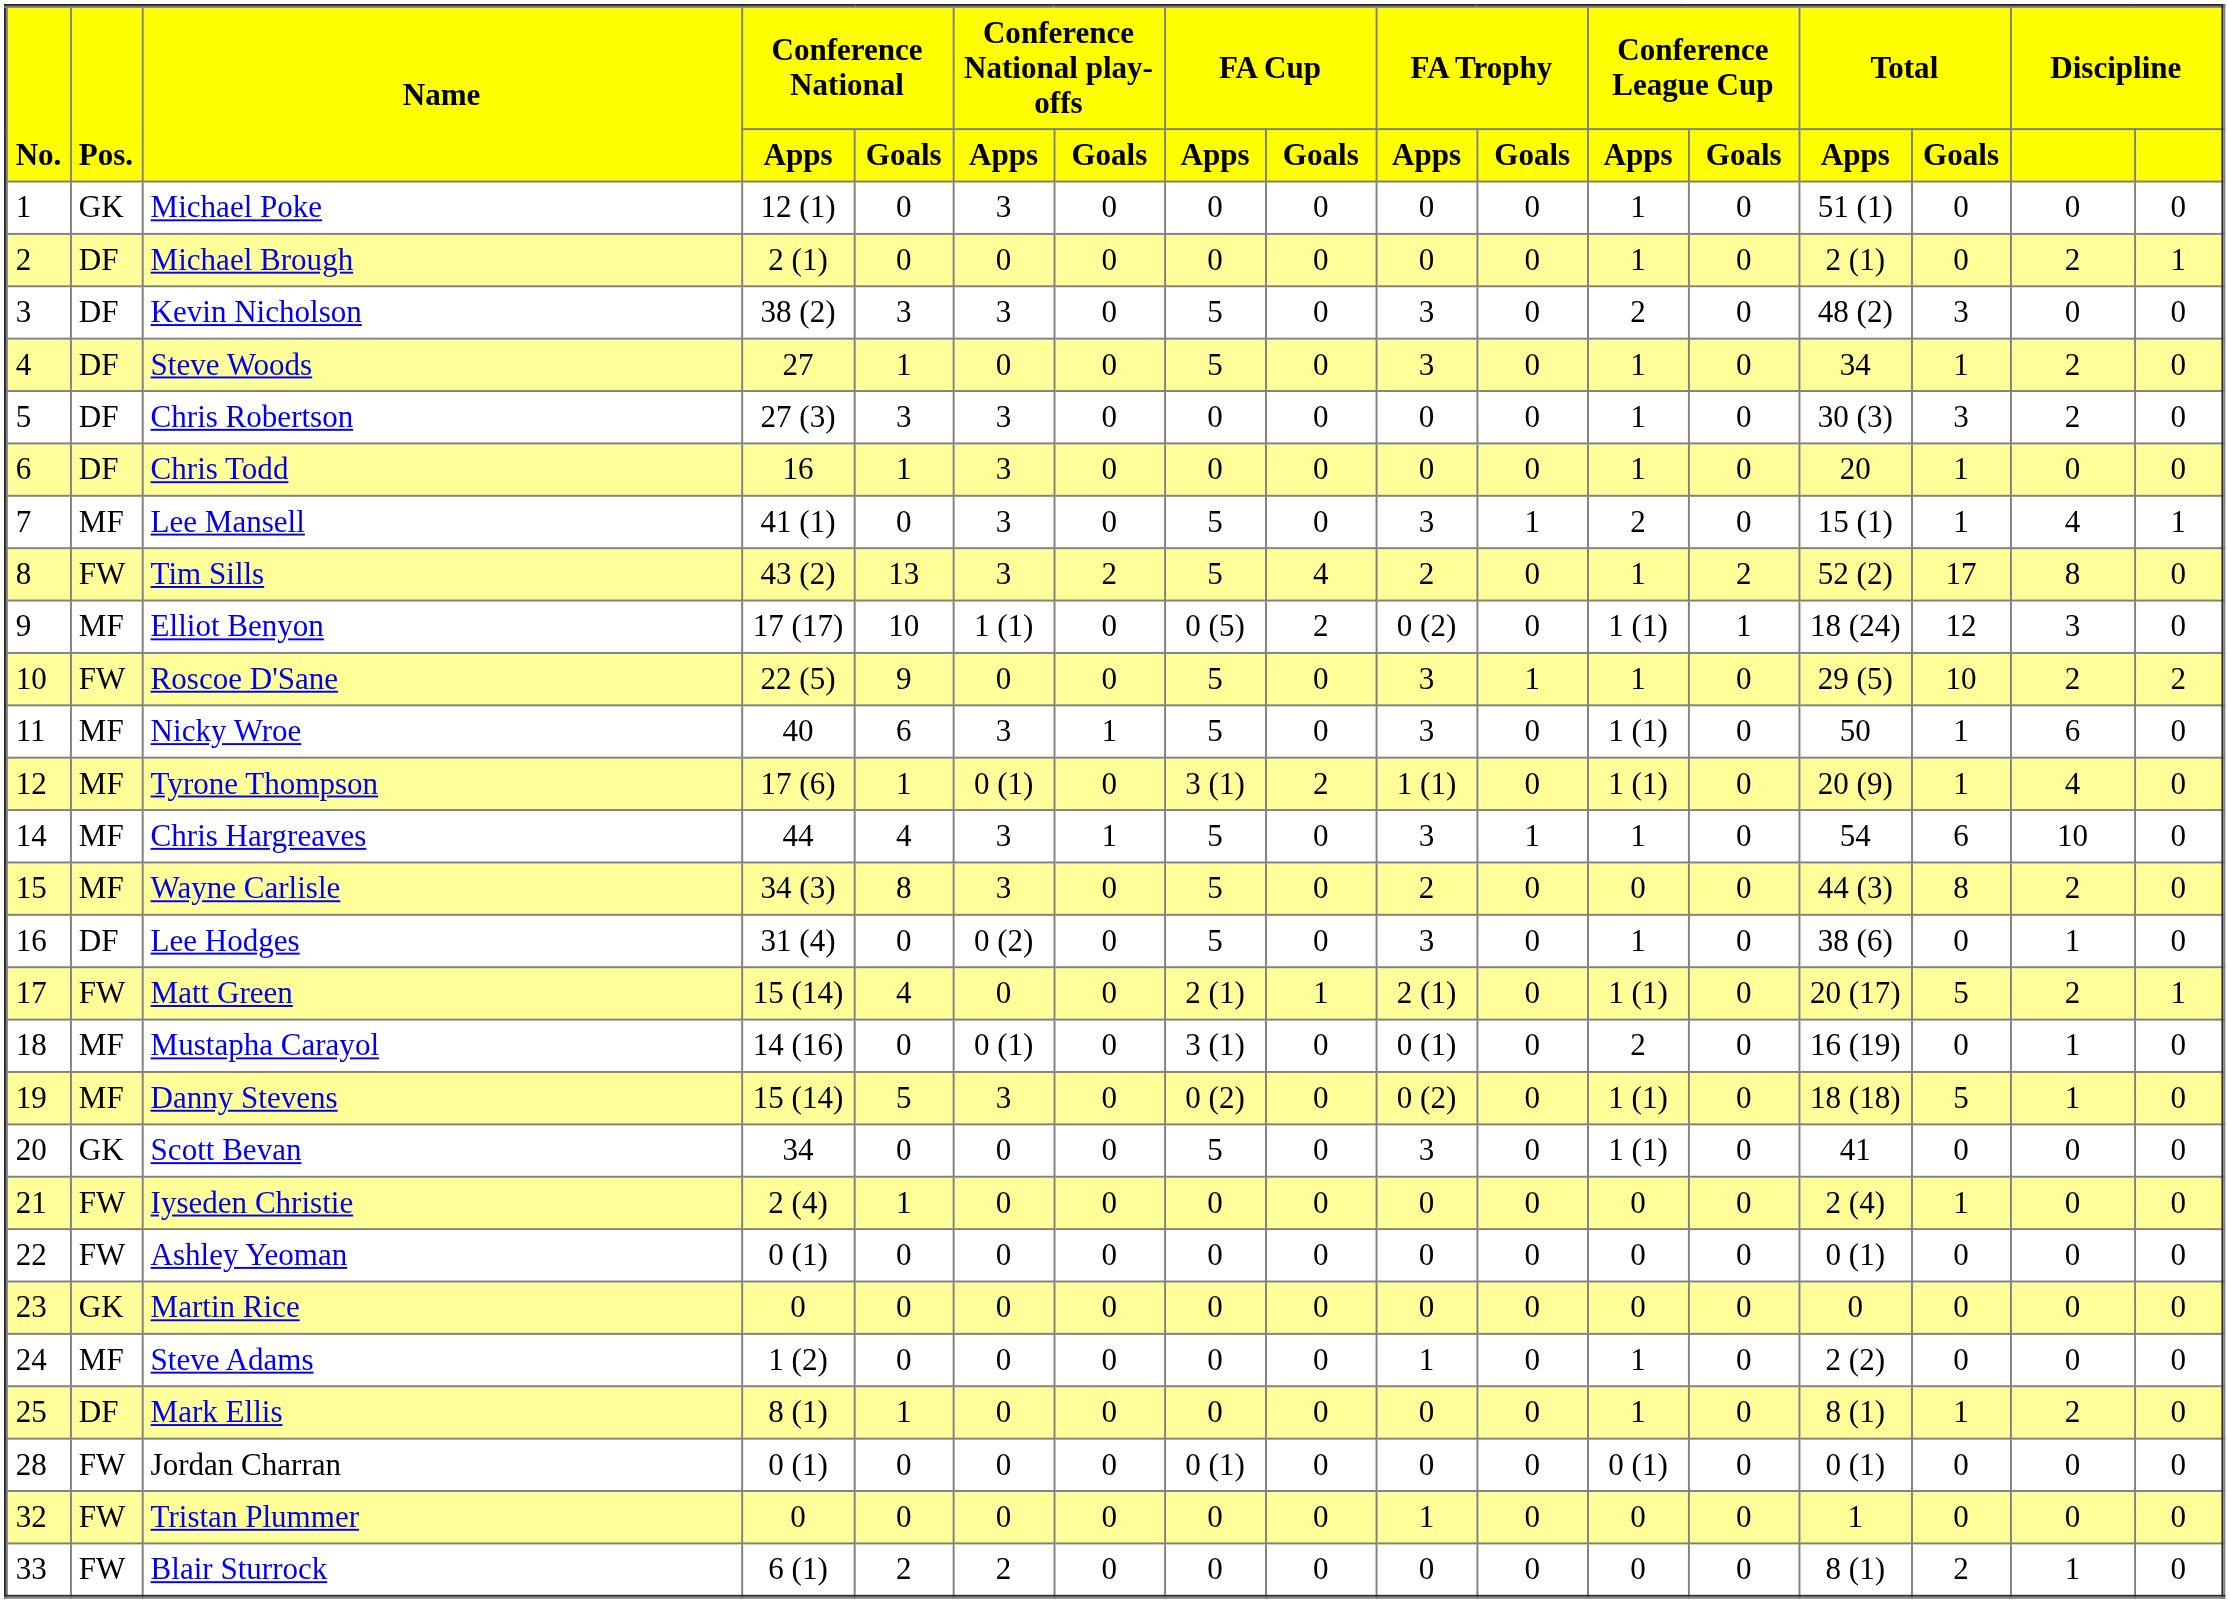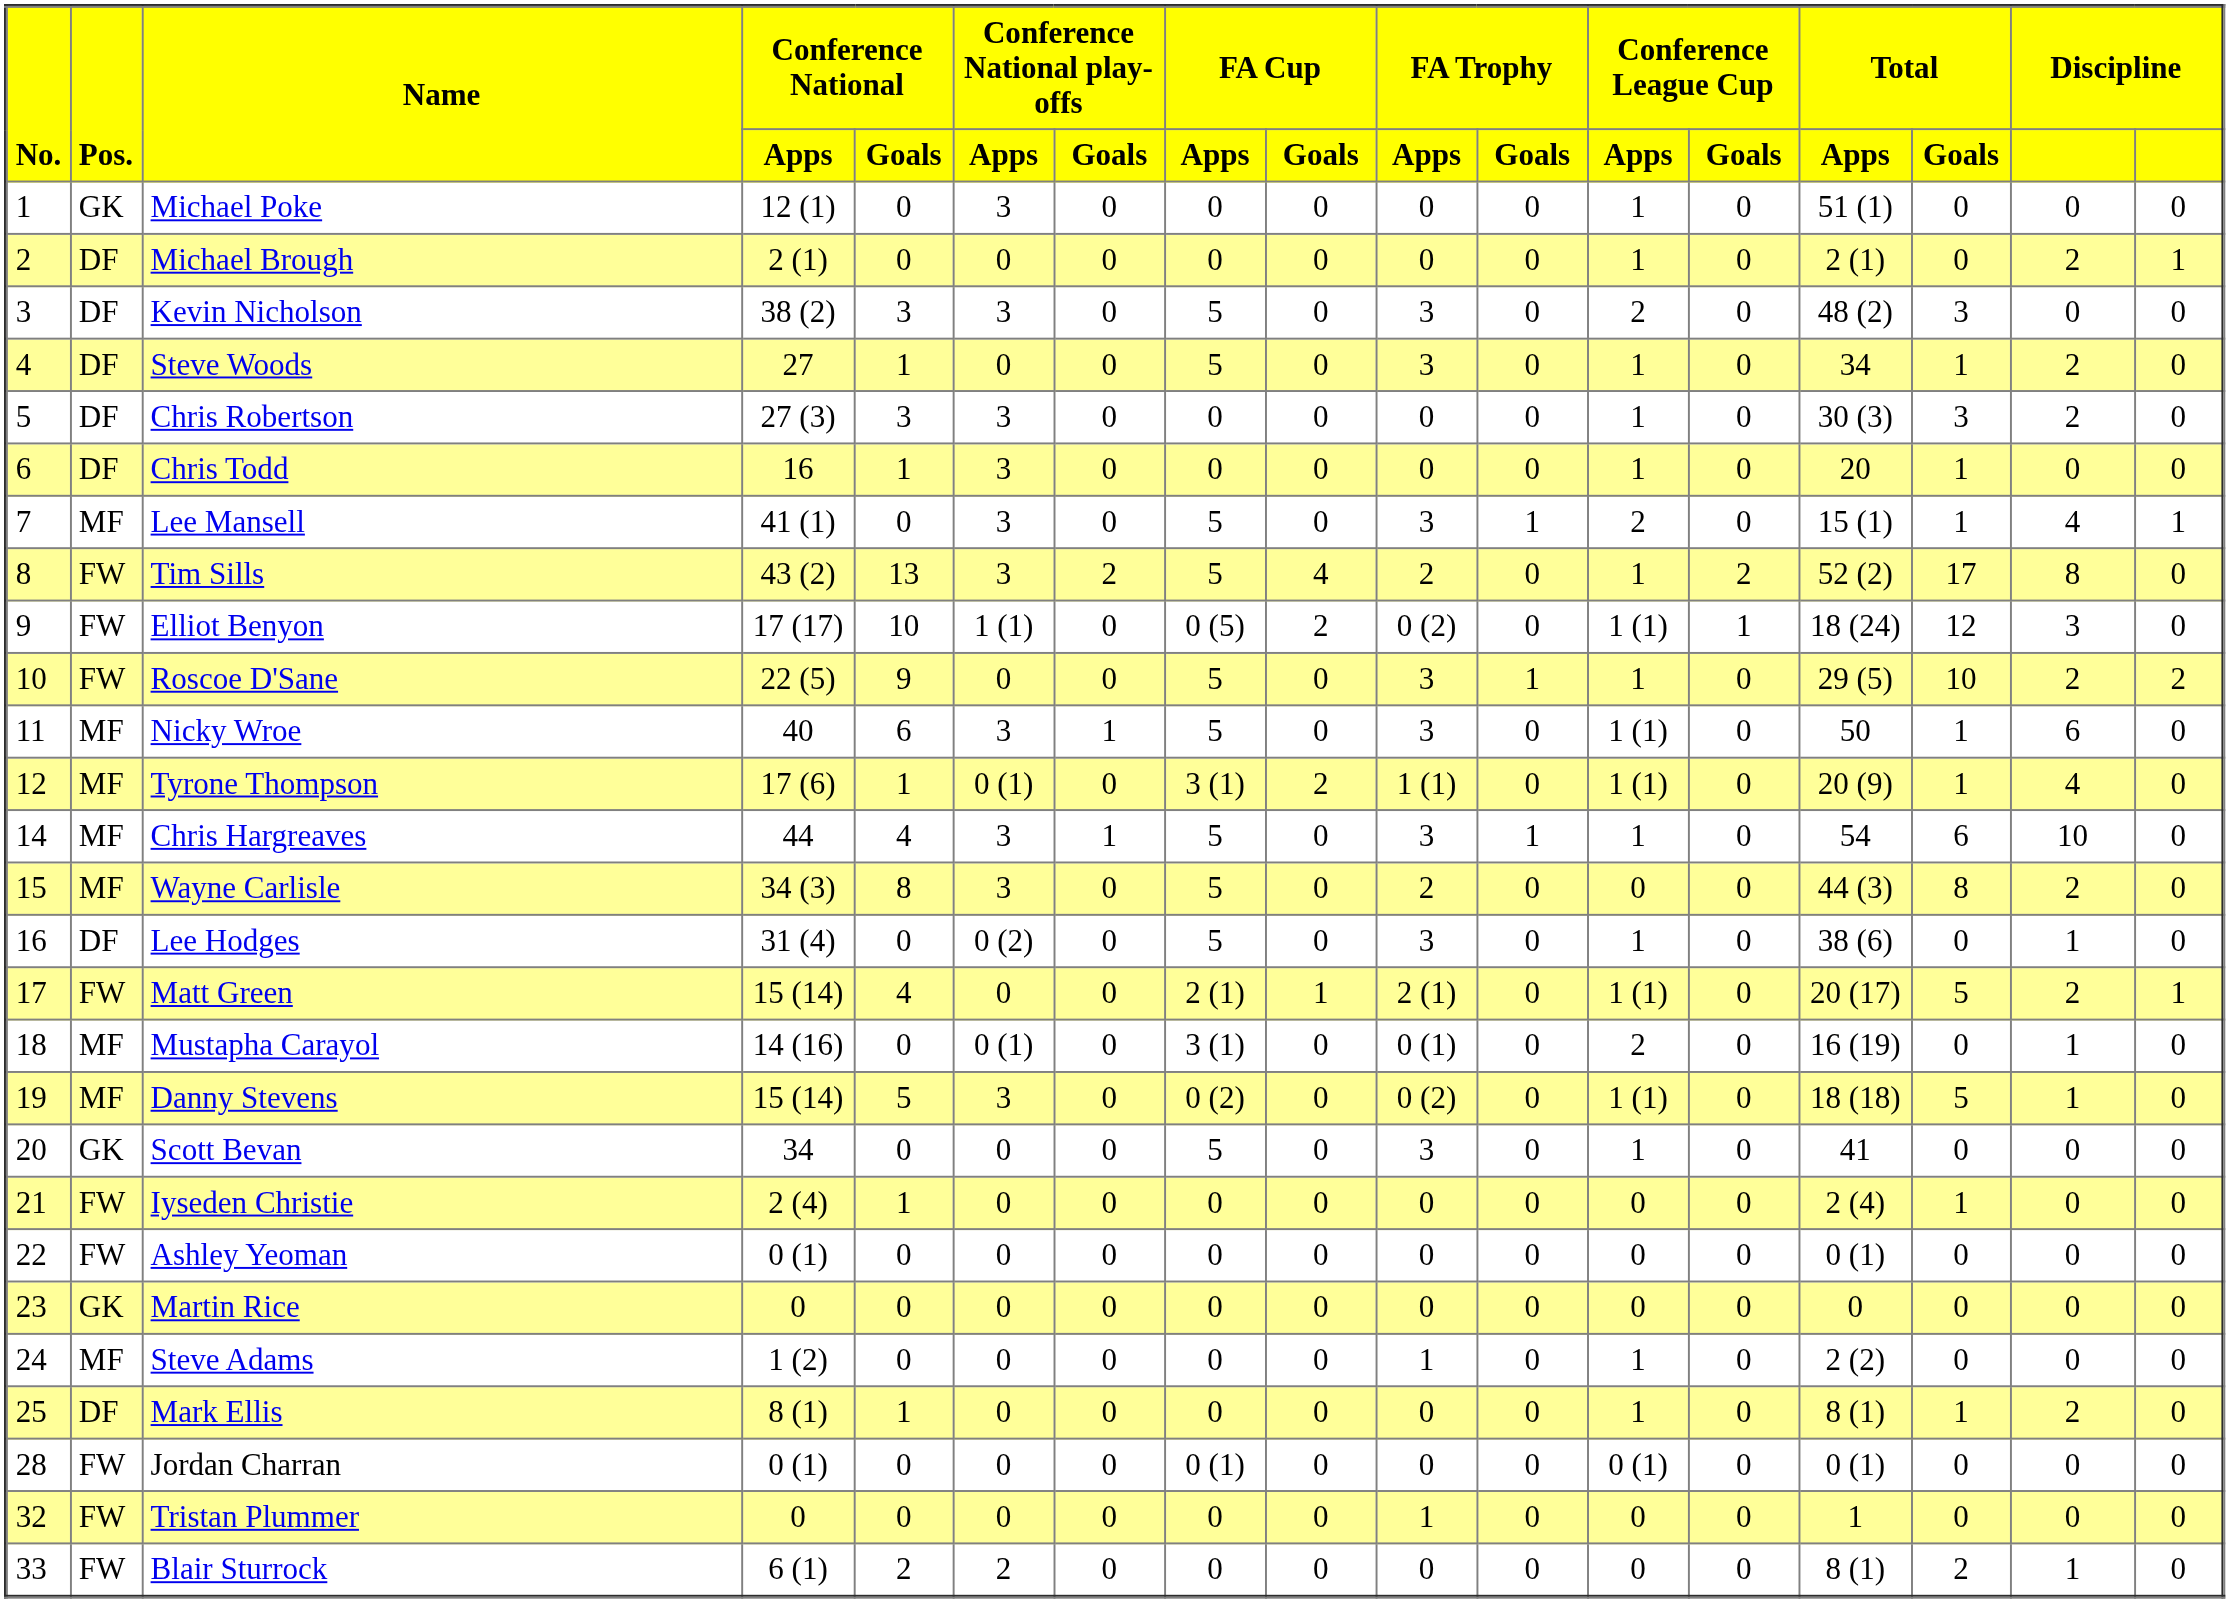(101, 626) MF -> (102, 626) FW
(1638, 1150) 1 (1) -> (1638, 1150) 1
